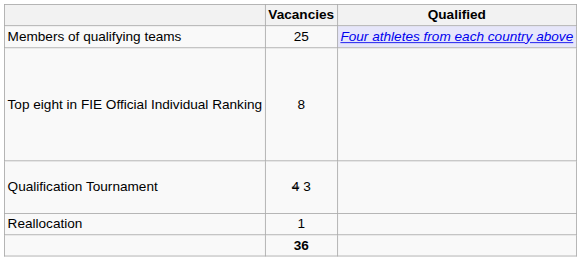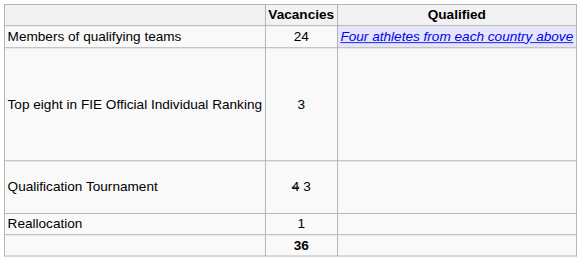(301, 36) 25 -> (301, 36) 24
(301, 104) 8 -> (301, 104) 3
